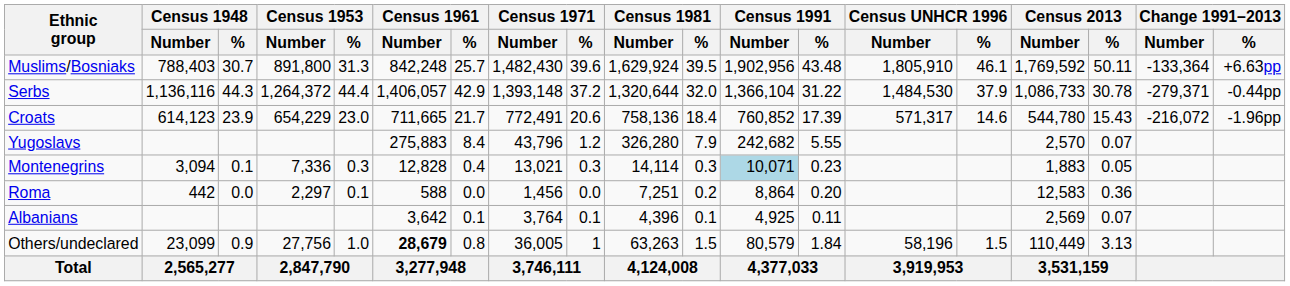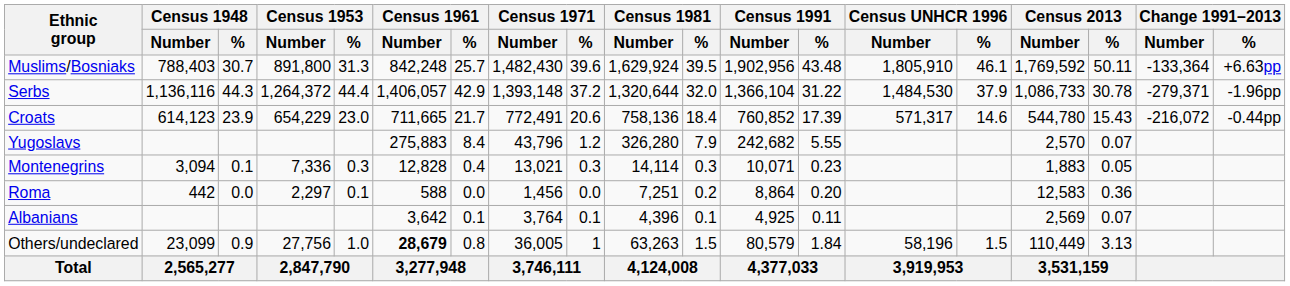(1254, 92) -0.44pp -> (1254, 92) -1.96pp
(1254, 117) -1.96pp -> (1254, 117) -0.44pp
(770, 167) lightblue background -> (770, 167) no background
